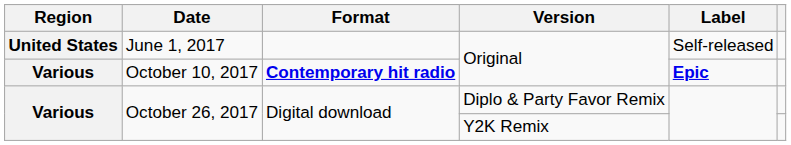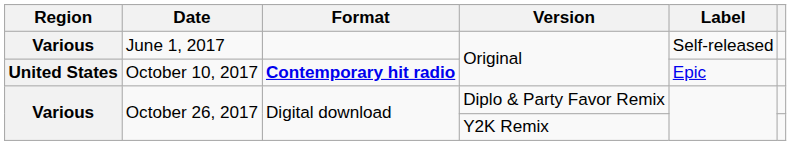(63, 45) United States -> (63, 45) Various
(63, 72) Various -> (63, 72) United States
(691, 72) bold -> (689, 72) normal
